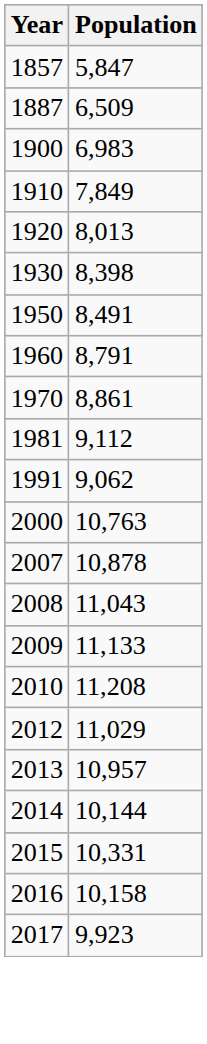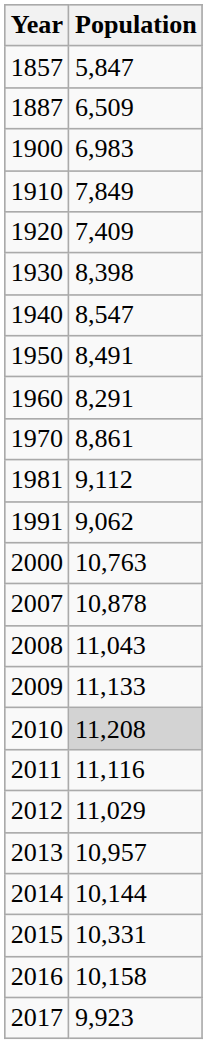(104, 231) 8,013 -> (104, 231) 7,409
+ row: (37, 314)
(104, 356) 8,791 -> (104, 397) 8,291
(110, 686) no background -> (110, 728) lightgrey background
+ row: (36, 769)
